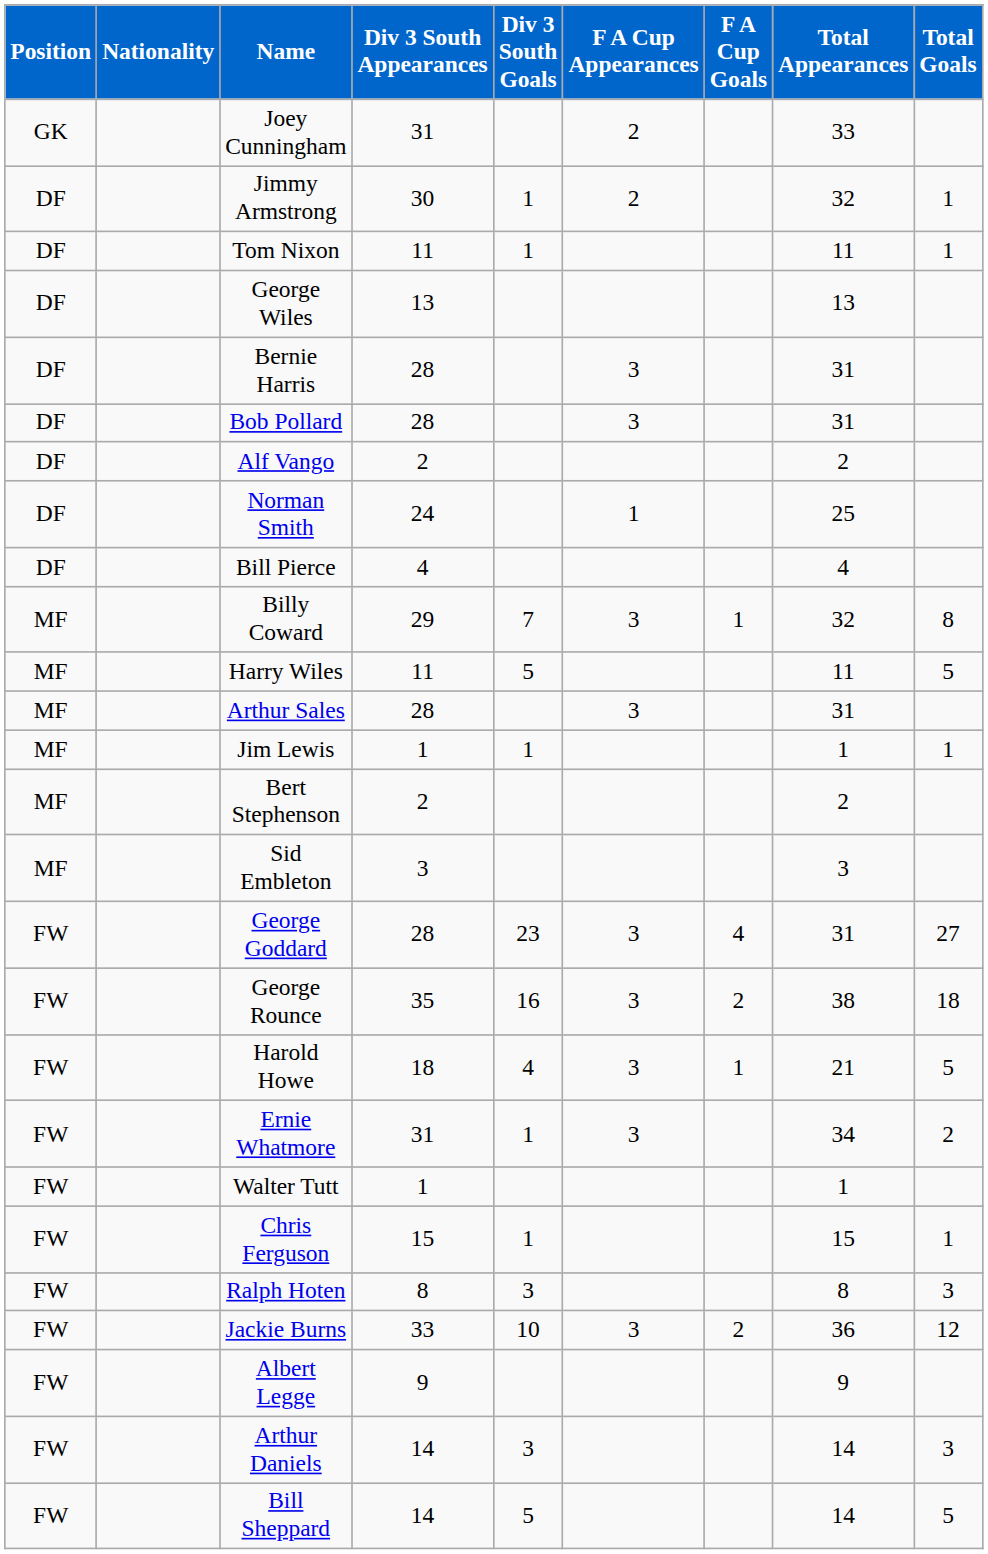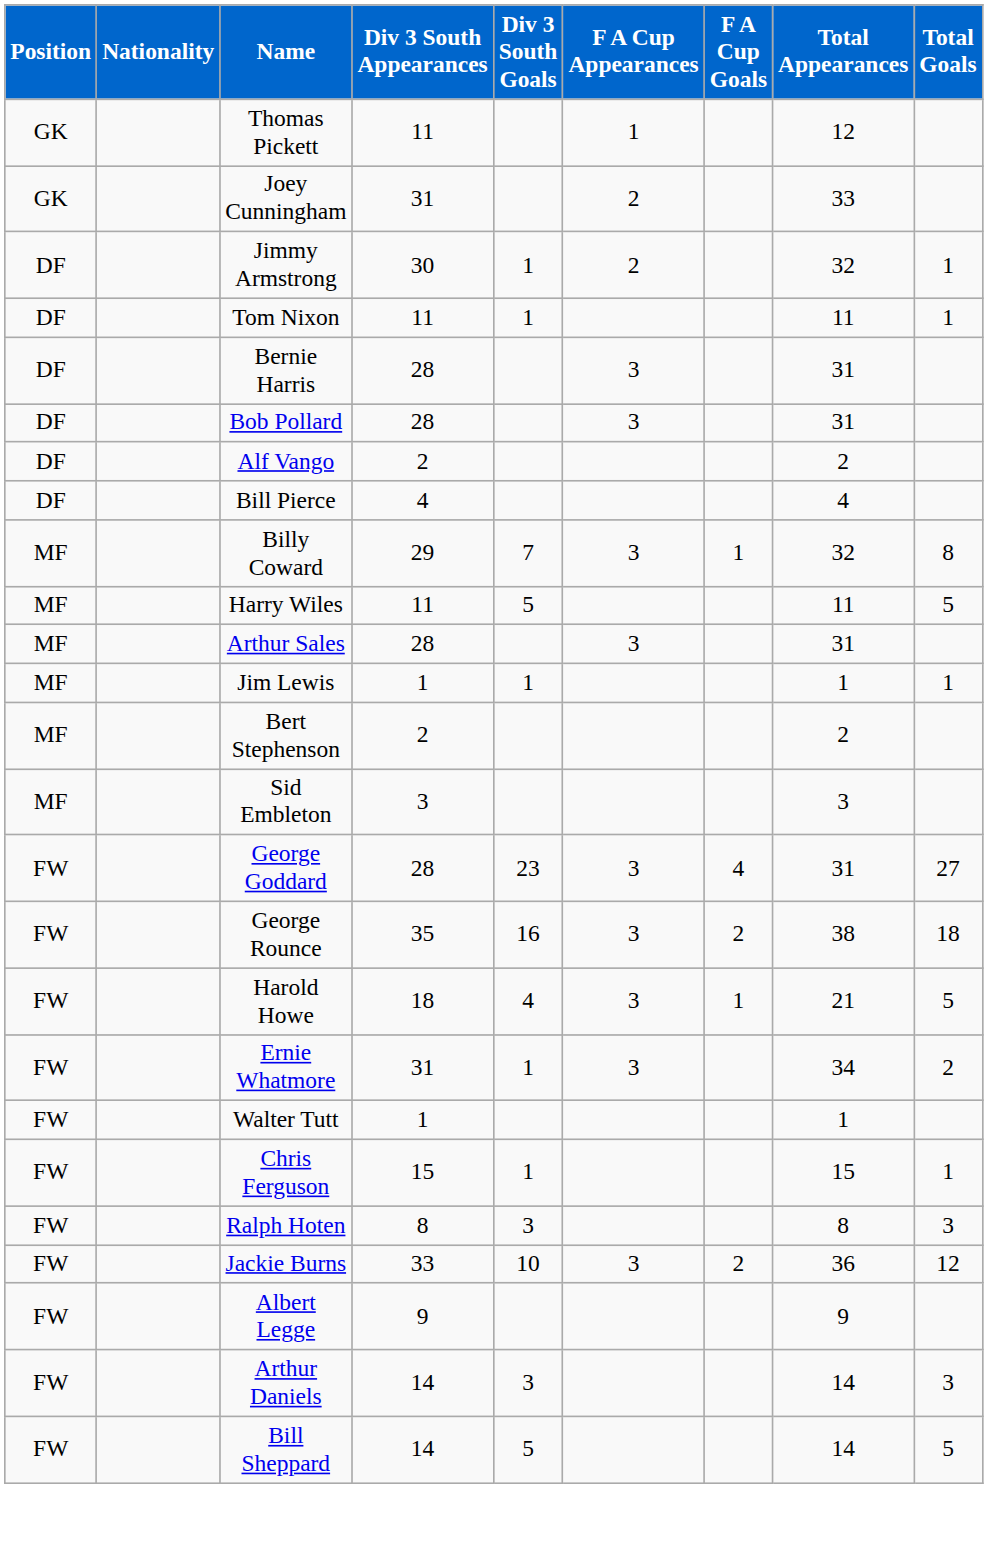+ row: (286, 132)
- row: (286, 303)
- row: (286, 514)
